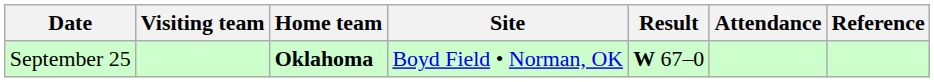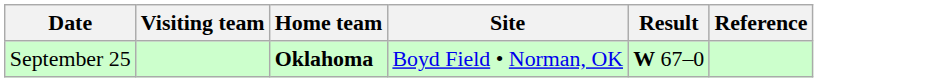- column: (768, 22)
